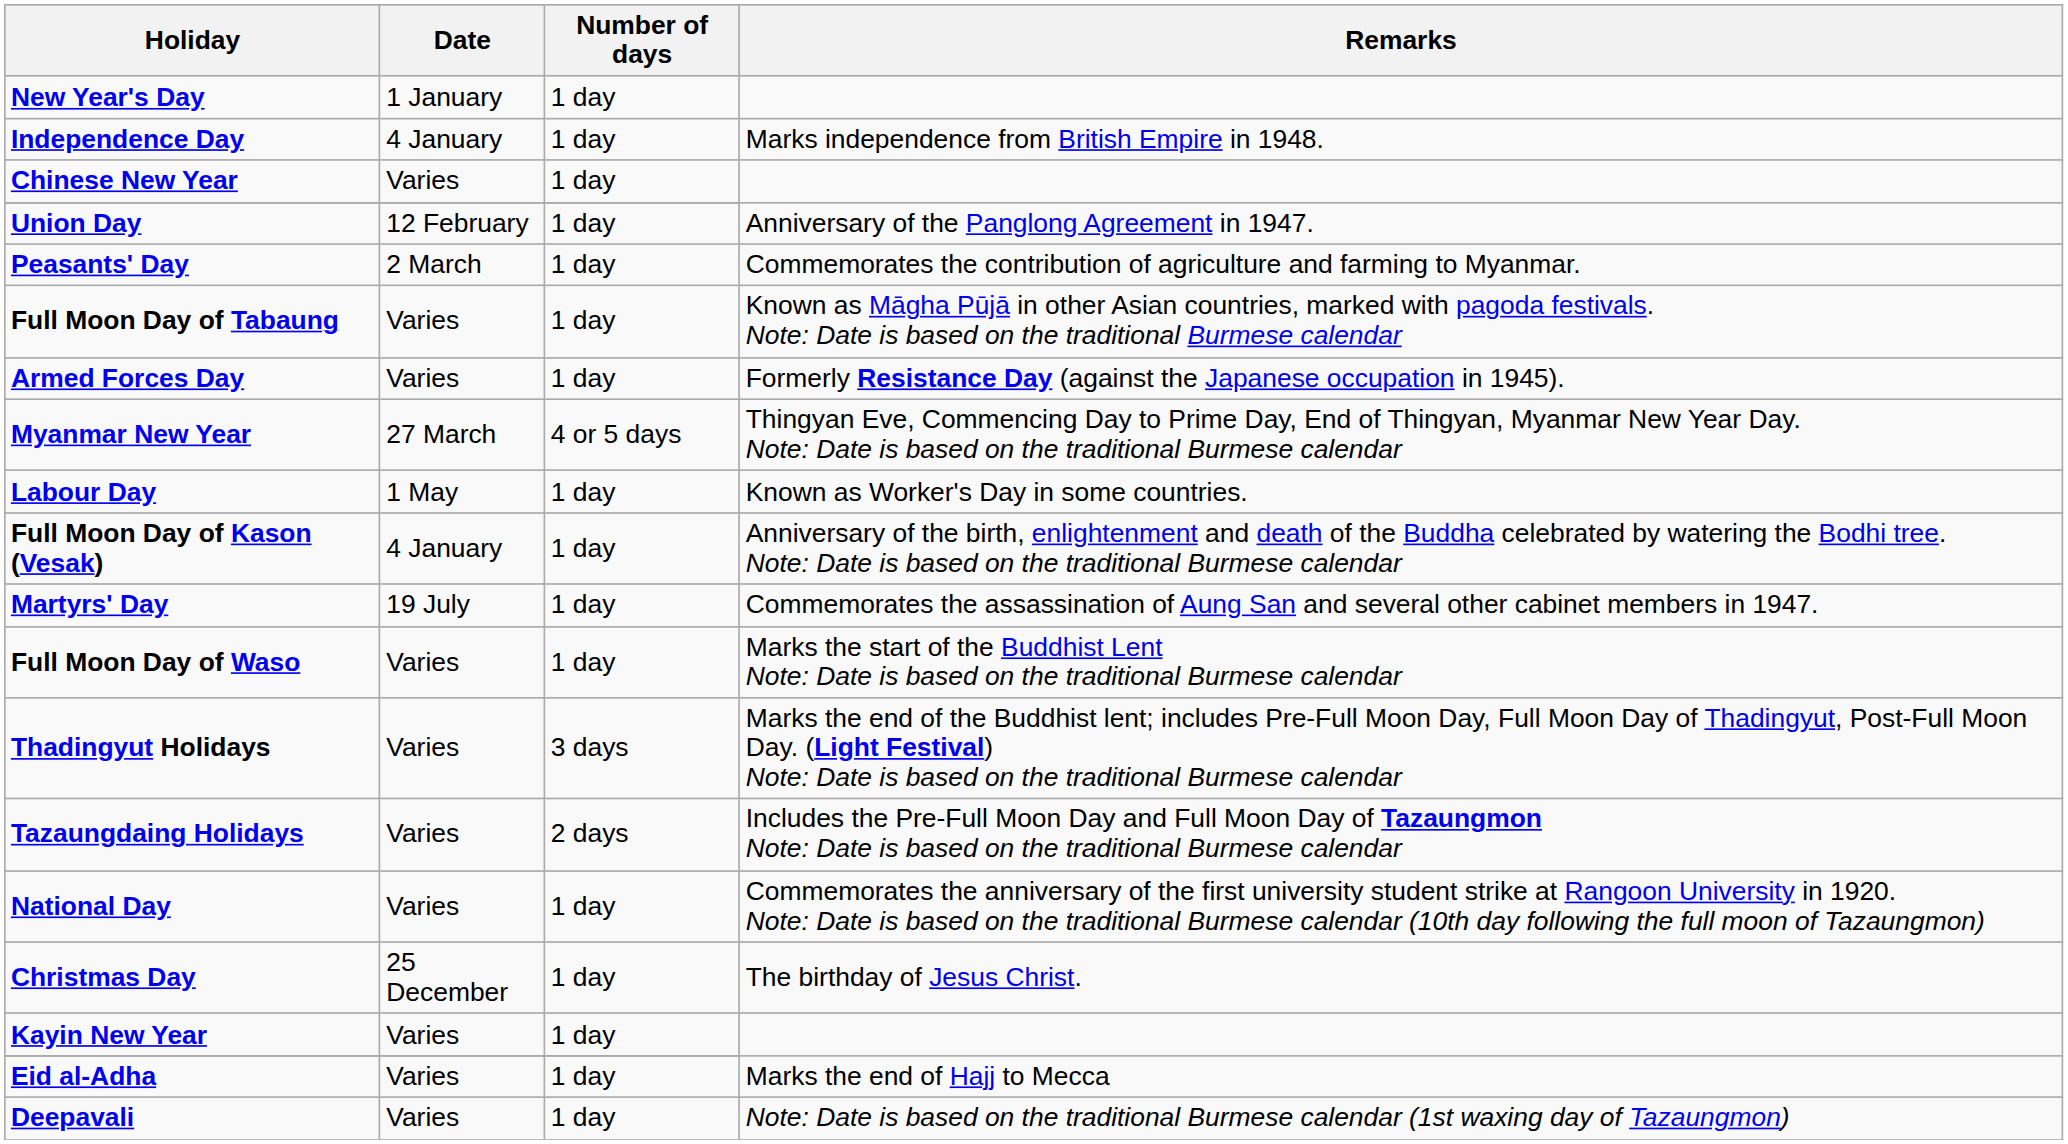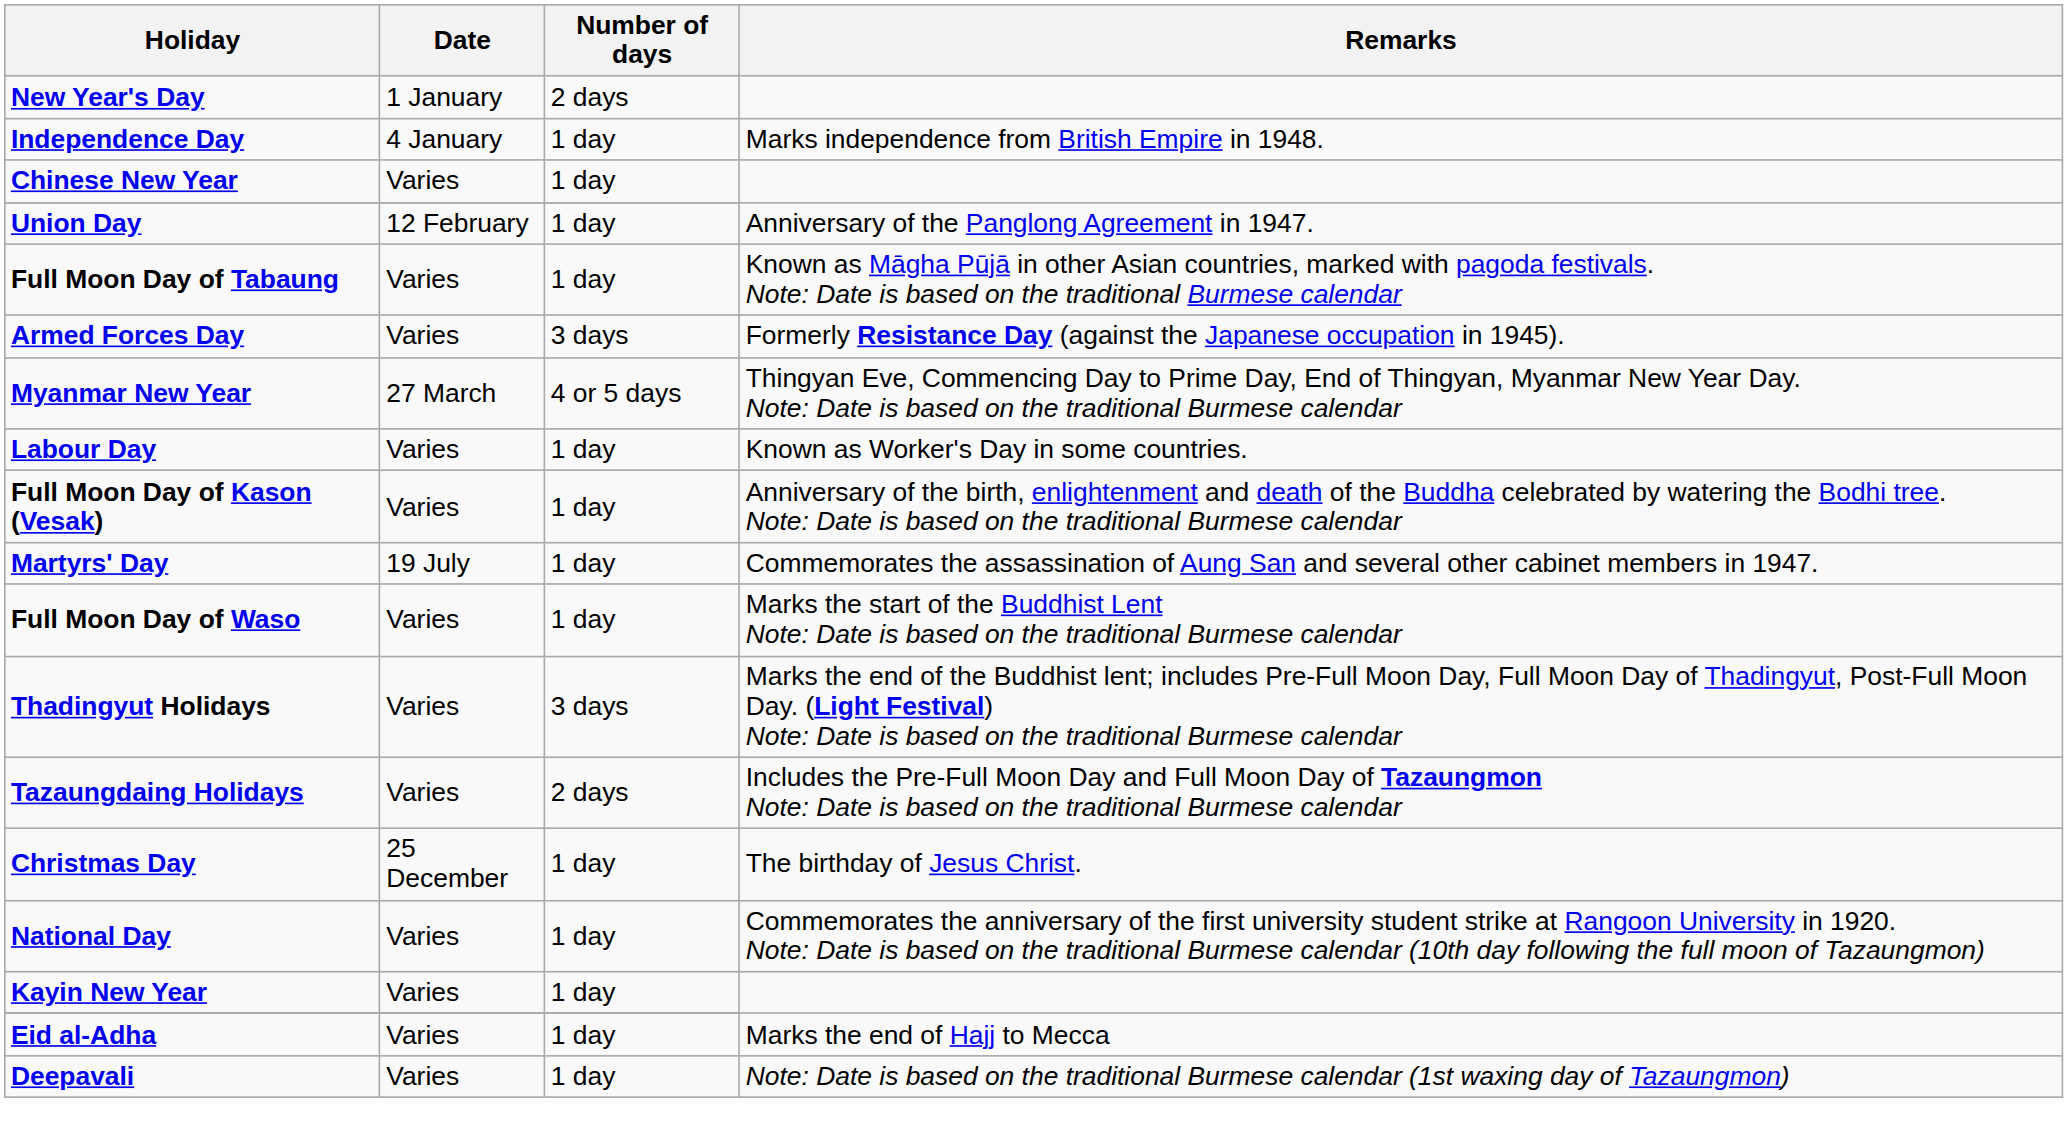(583, 97) 1 day -> (590, 97) 2 days
- row: (100, 264)
(583, 377) 1 day -> (590, 336) 3 days
(422, 491) 1 May -> (423, 449) Varies
(444, 548) 4 January -> (423, 506) Varies
rows swapped: (91, 905) <-> (103, 977)
